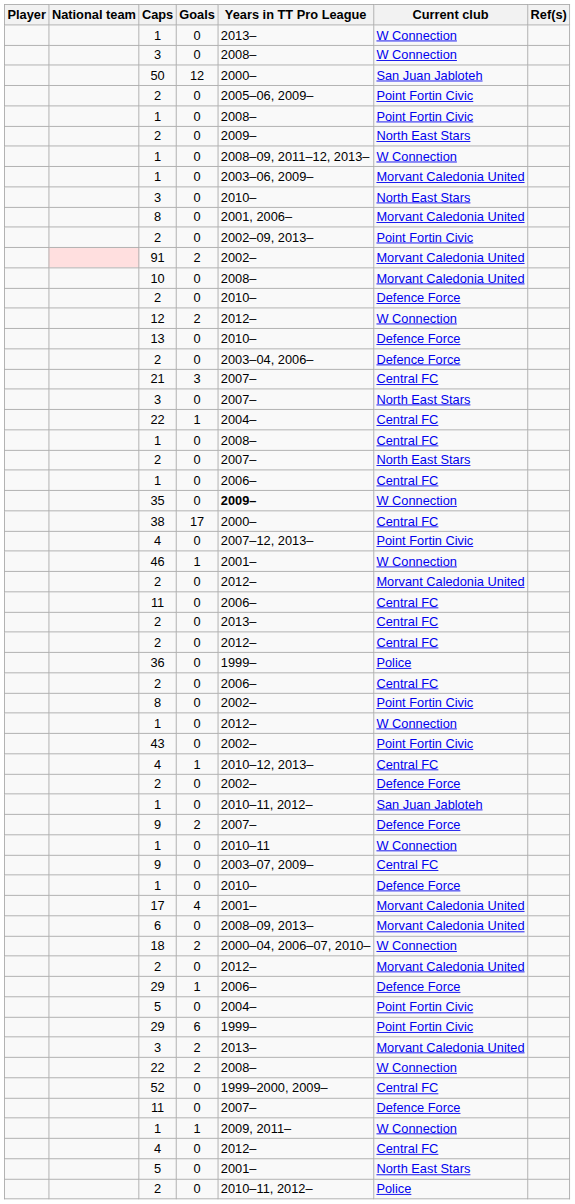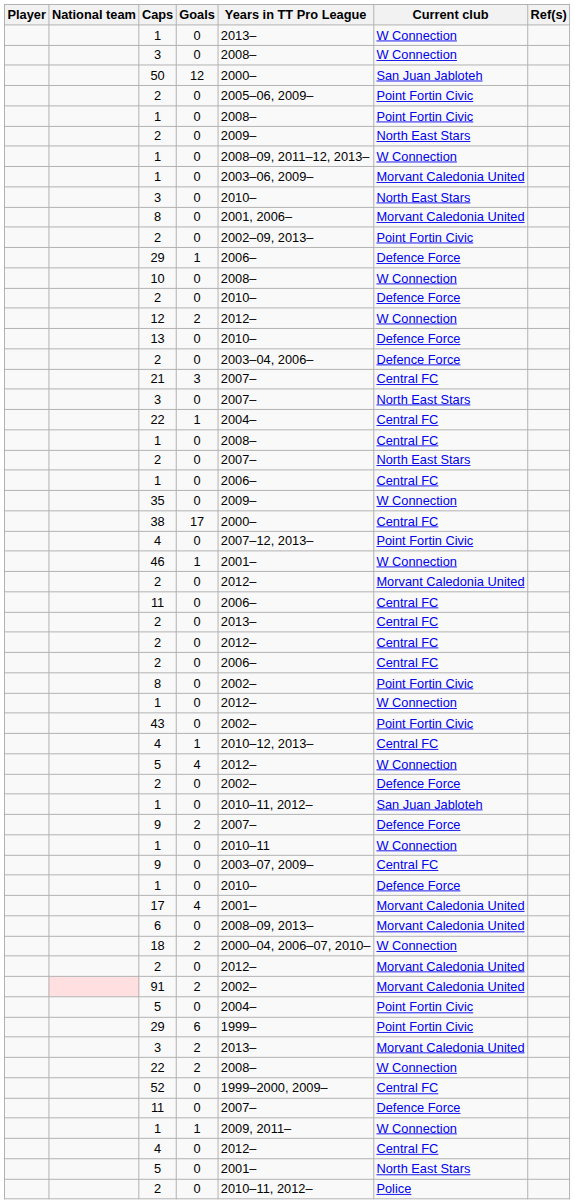rows swapped: (158, 987) <-> (158, 258)
(450, 278) Morvant Caledonia United -> (417, 278) W Connection
(239, 501) bold -> (239, 501) normal
- row: (158, 663)
+ row: (158, 764)
